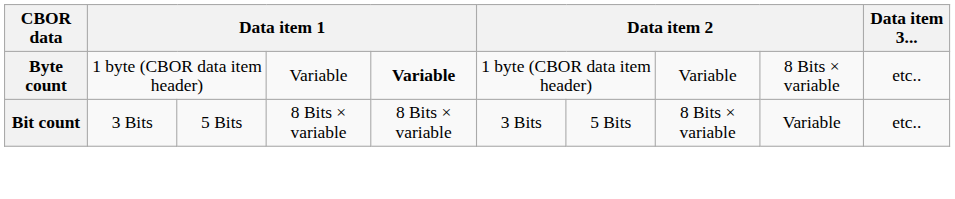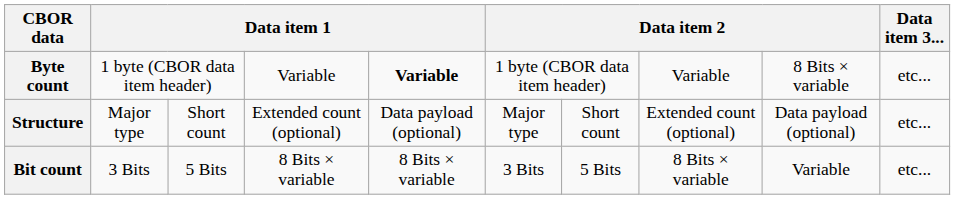(907, 75) etc.. -> (914, 75) etc...
+ row: (48, 122)
(907, 122) etc.. -> (914, 169) etc...
